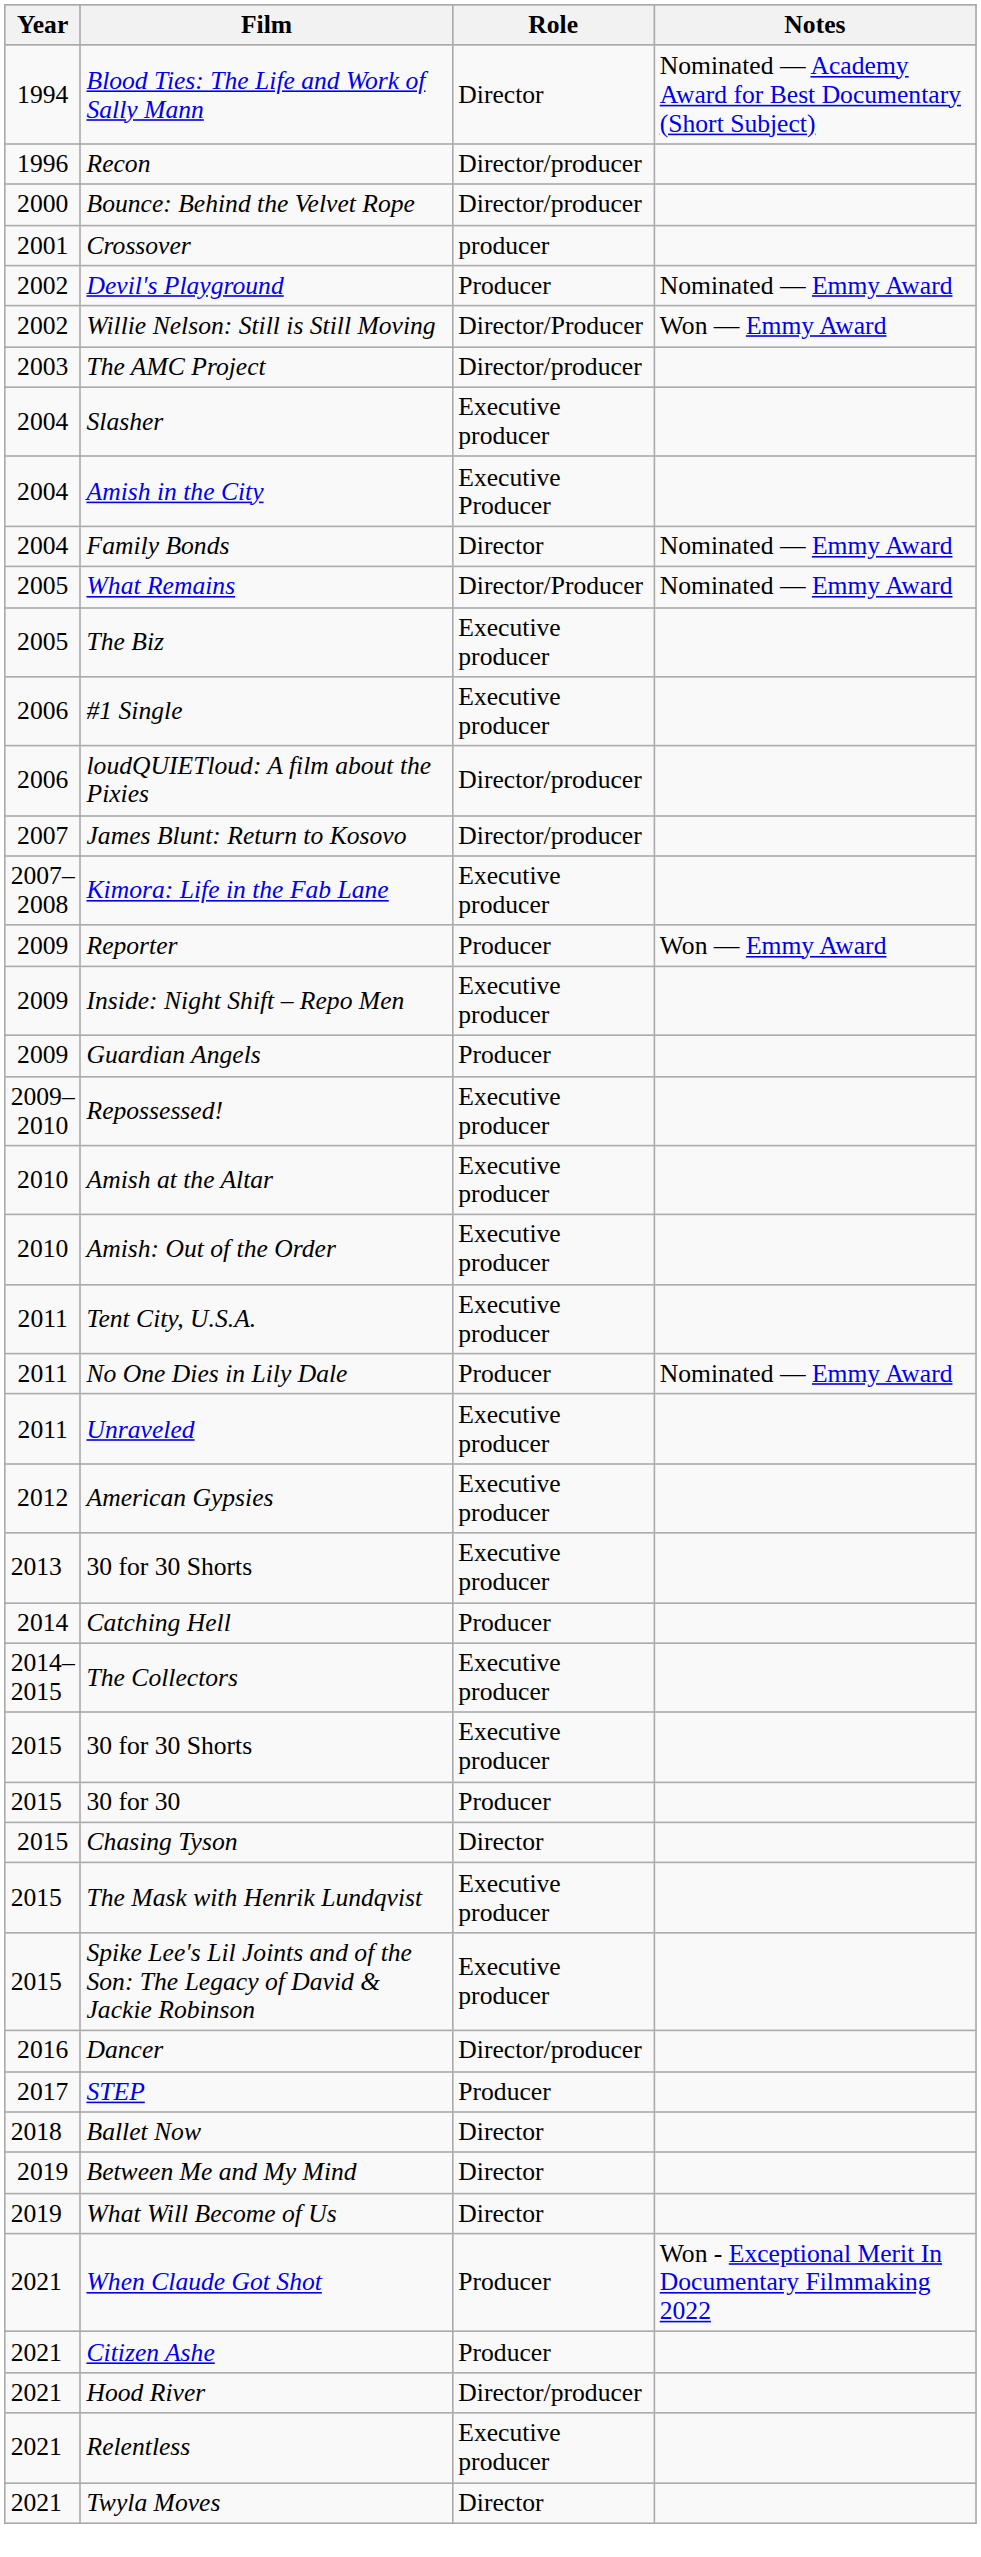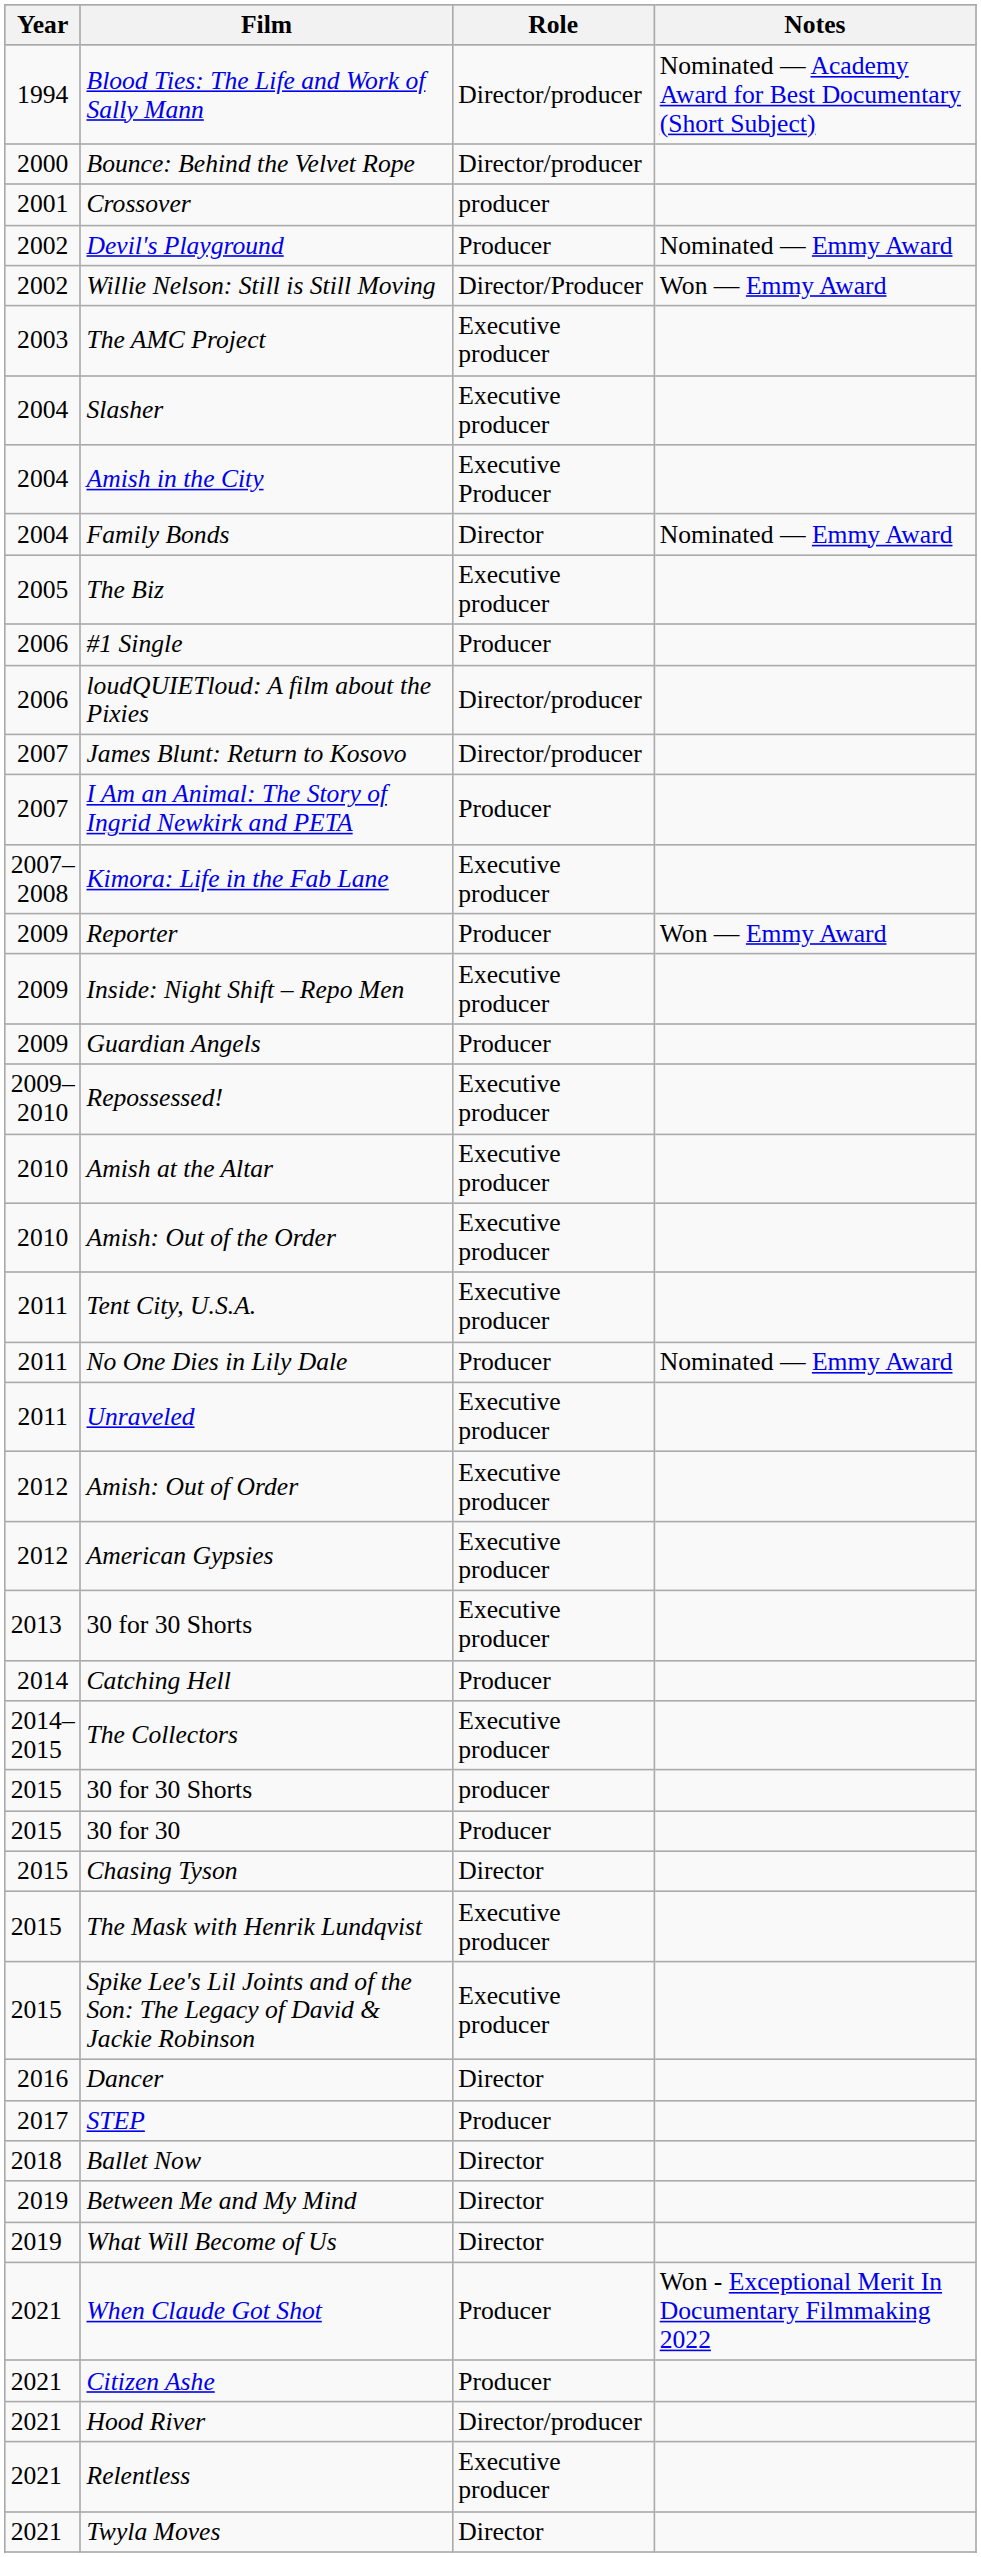(501, 94) Director -> (550, 94) Director/producer
- row: (43, 163)
(550, 366) Director/producer -> (509, 340) Executive producer
- row: (43, 586)
(509, 710) Executive producer -> (505, 644) Producer
+ row: (43, 809)
+ row: (43, 1486)
(509, 1746) Executive producer -> (504, 1790) producer
(550, 2050) Director/producer -> (501, 2079) Director
